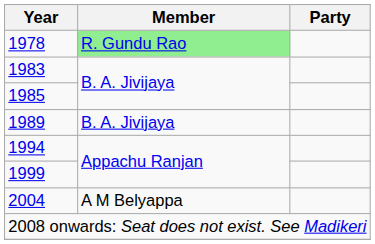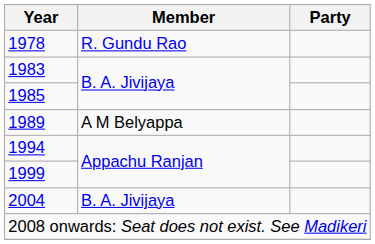(134, 43) lightgreen background -> (134, 43) no background
(128, 122) B. A. Jivijaya -> (132, 122) A M Belyappa
(132, 200) A M Belyappa -> (128, 200) B. A. Jivijaya
